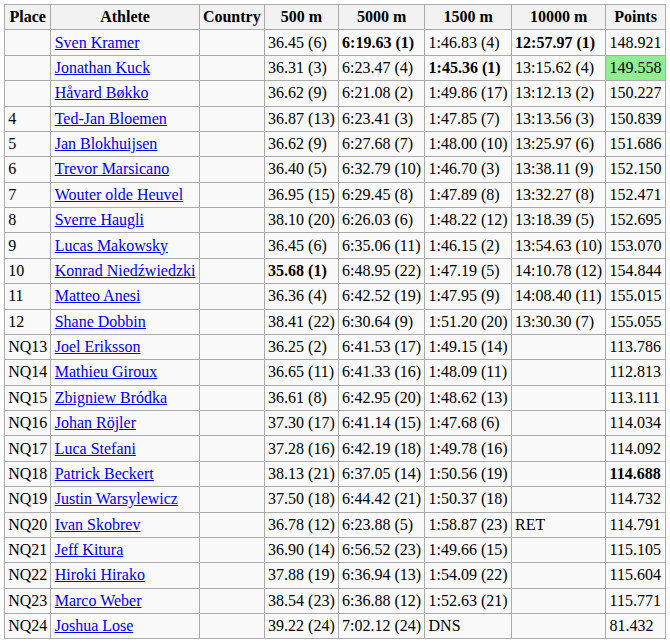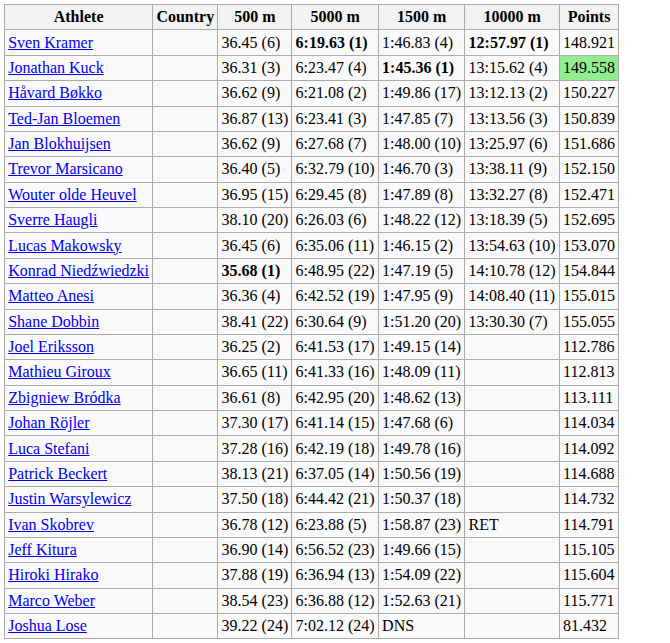- column: (28, 17)
(635, 347) 113.786 -> (589, 347) 112.786
(635, 473) bold -> (589, 473) normal
